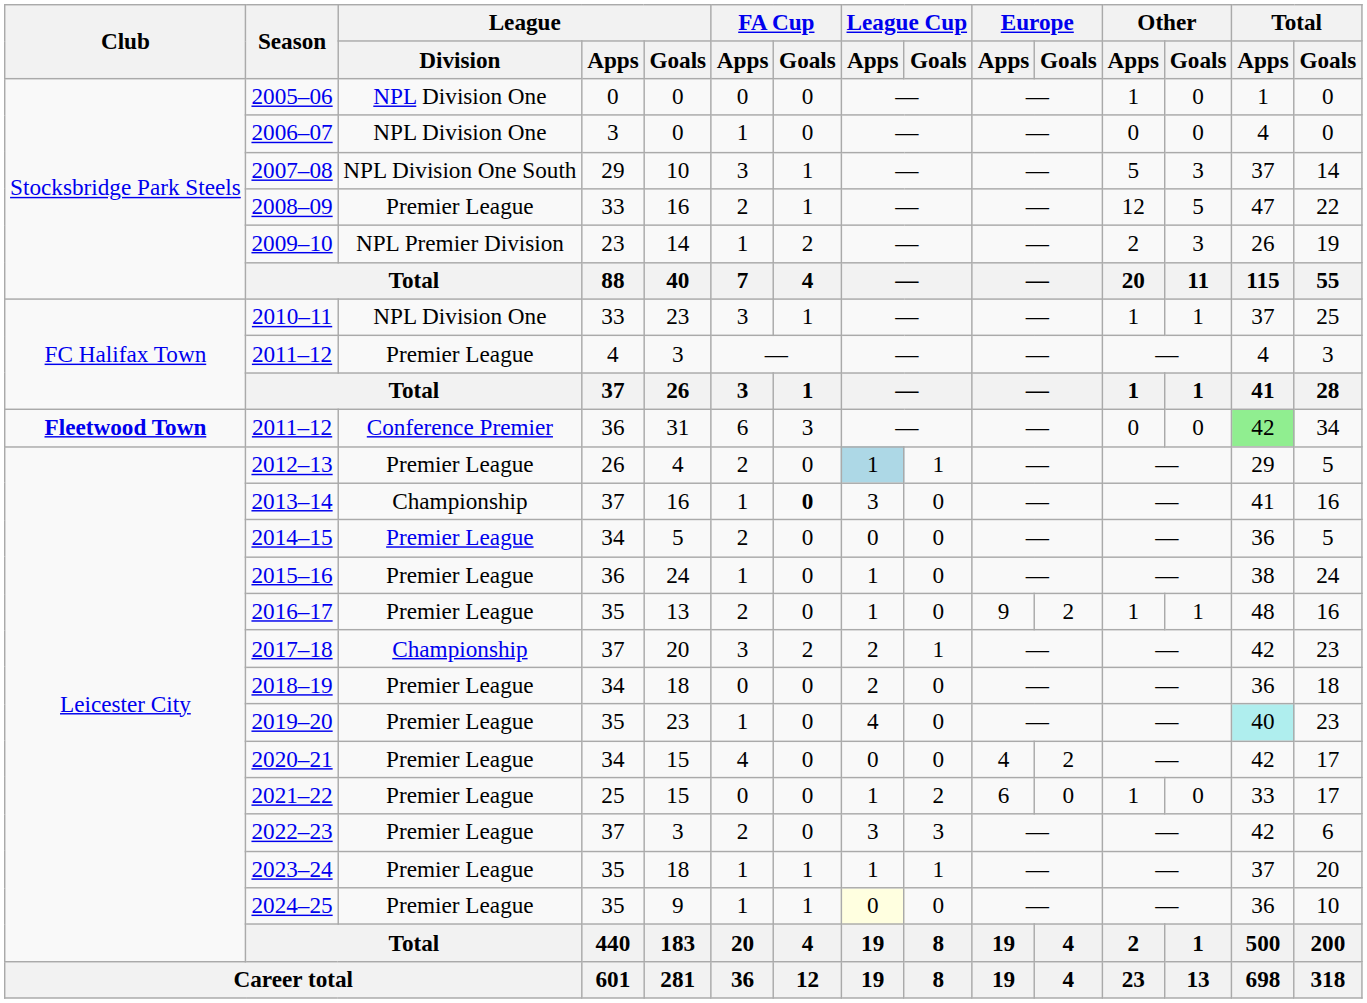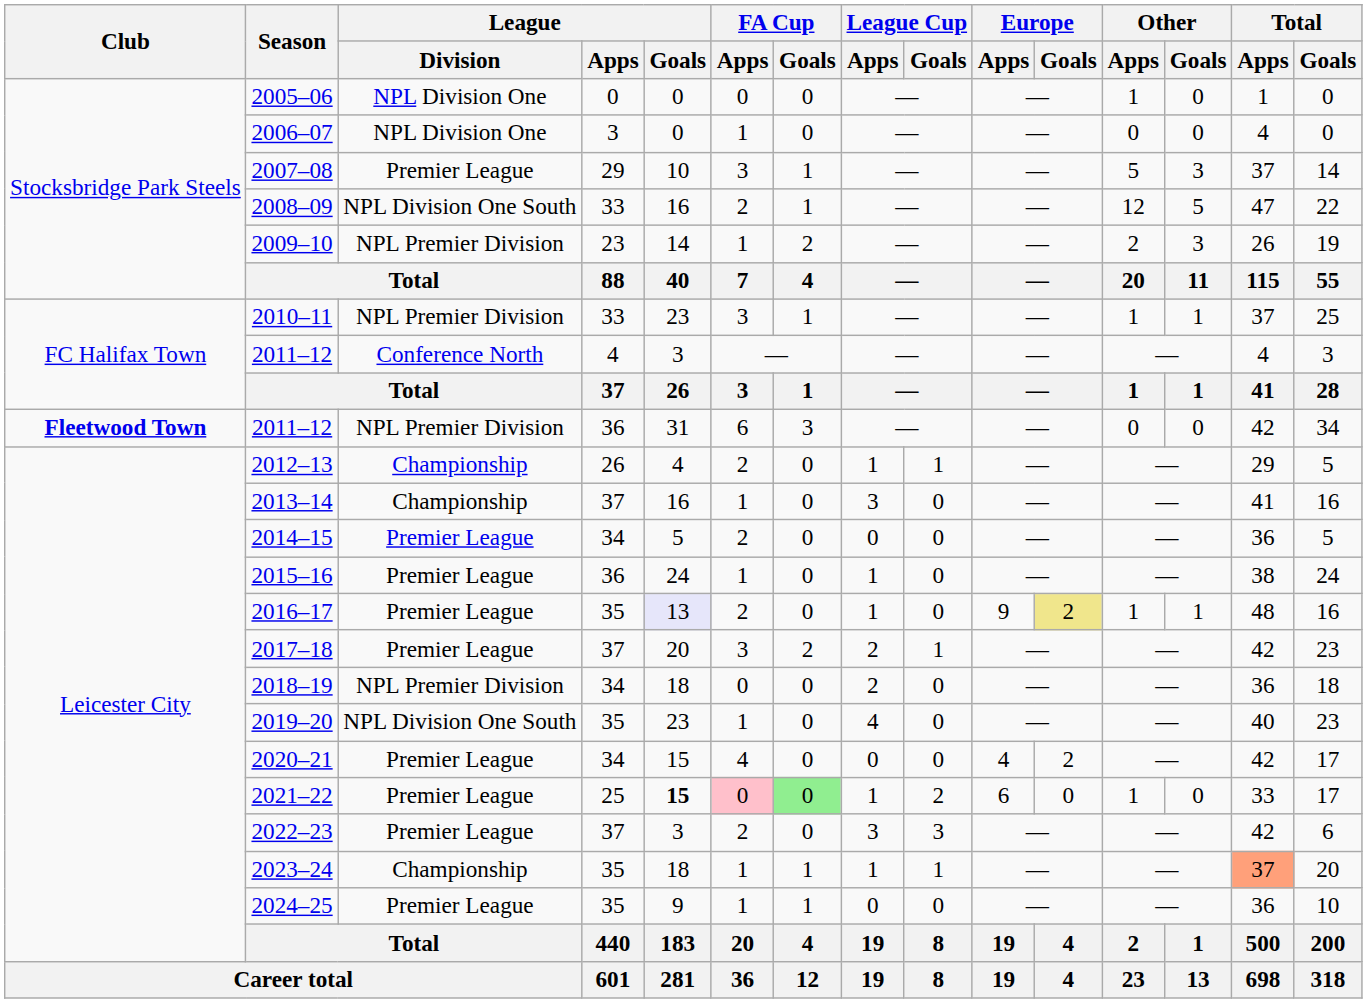(460, 170) NPL Division One South -> (460, 170) Premier League
(460, 206) Premier League -> (460, 206) NPL Division One South
(460, 317) NPL Division One -> (460, 317) NPL Premier Division
(460, 354) Premier League -> (460, 354) Conference North
(460, 427) Conference Premier -> (460, 427) NPL Premier Division
(1263, 427) lightgreen background -> (1263, 427) no background
(460, 464) Premier League -> (460, 464) Championship
(873, 464) lightblue background -> (873, 464) no background
(807, 501) bold -> (807, 501) normal
(678, 611) no background -> (678, 611) lavender background
(1068, 611) no background -> (1068, 611) khaki background
(460, 648) Championship -> (460, 648) Premier League
(460, 685) Premier League -> (460, 685) NPL Premier Division
(460, 721) Premier League -> (460, 721) NPL Division One South
(1263, 721) paleturquoise background -> (1263, 721) no background
(678, 795) normal -> (678, 795) bold
(743, 795) no background -> (743, 795) pink background
(807, 795) no background -> (807, 795) lightgreen background
(460, 869) Premier League -> (460, 869) Championship
(1263, 869) no background -> (1263, 869) lightsalmon background
(873, 905) lightyellow background -> (873, 905) no background
